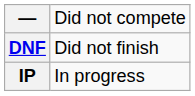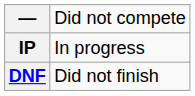rows swapped: (27, 47) <-> (27, 76)
